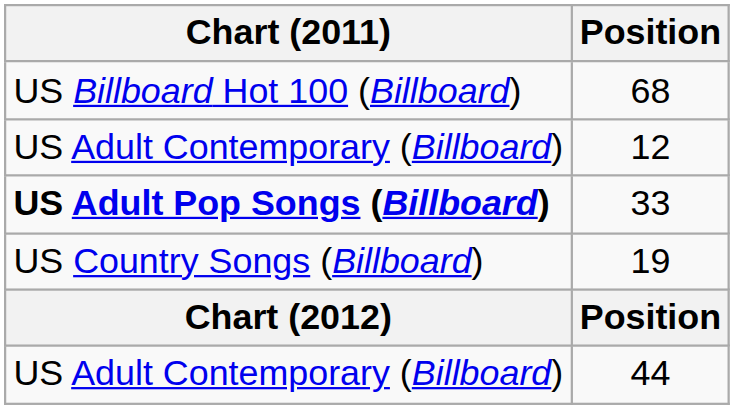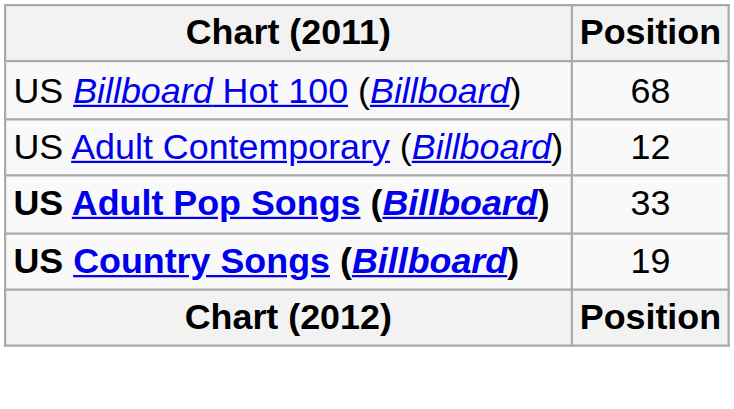(248, 260) normal -> (266, 260) bold
- row: (650, 373)
